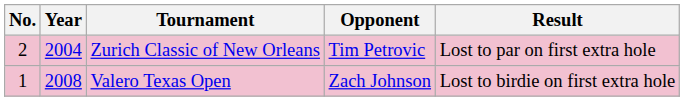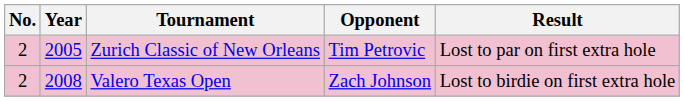(63, 50) 2004 -> (63, 50) 2005
(23, 81) 1 -> (23, 81) 2
